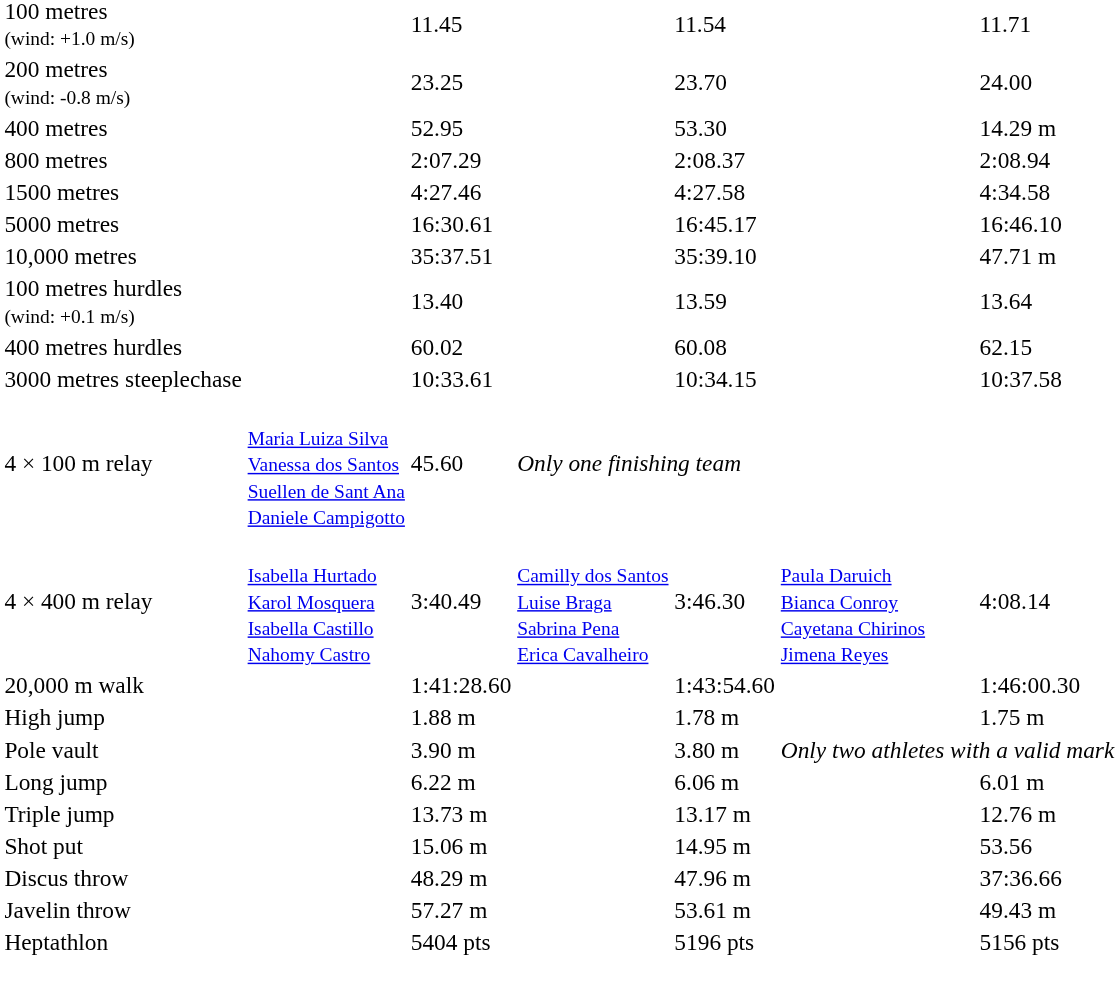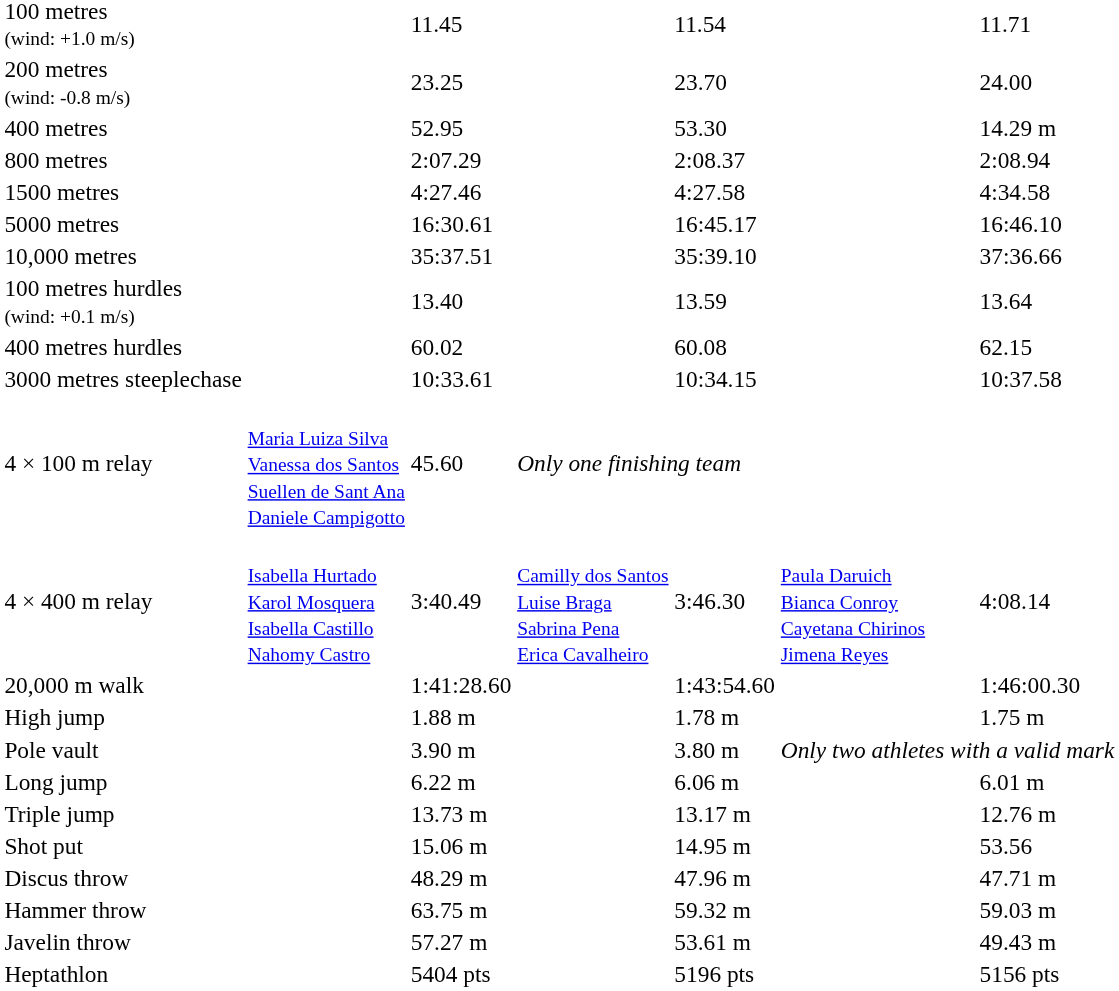(1018, 256) 47.71 m -> (1021, 256) 37:36.66
(1021, 878) 37:36.66 -> (1018, 878) 47.71 m
+ row: (75, 910)
